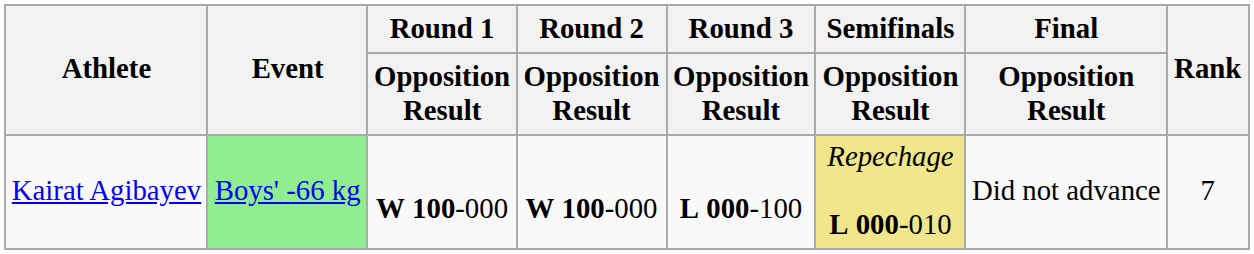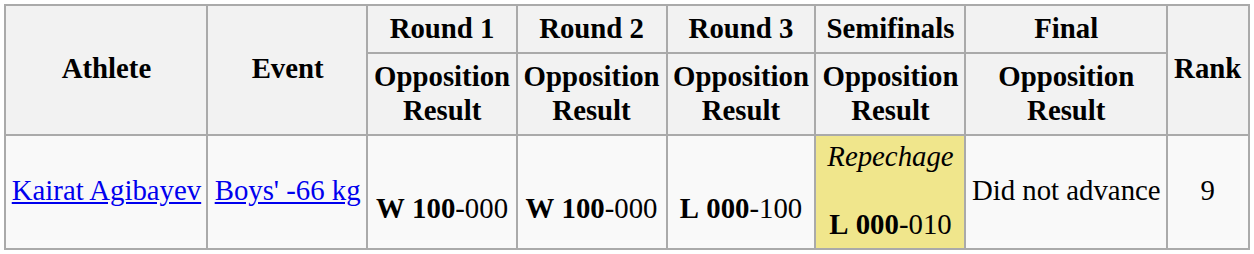(288, 191) lightgreen background -> (288, 191) no background
(1208, 191) 7 -> (1208, 191) 9
